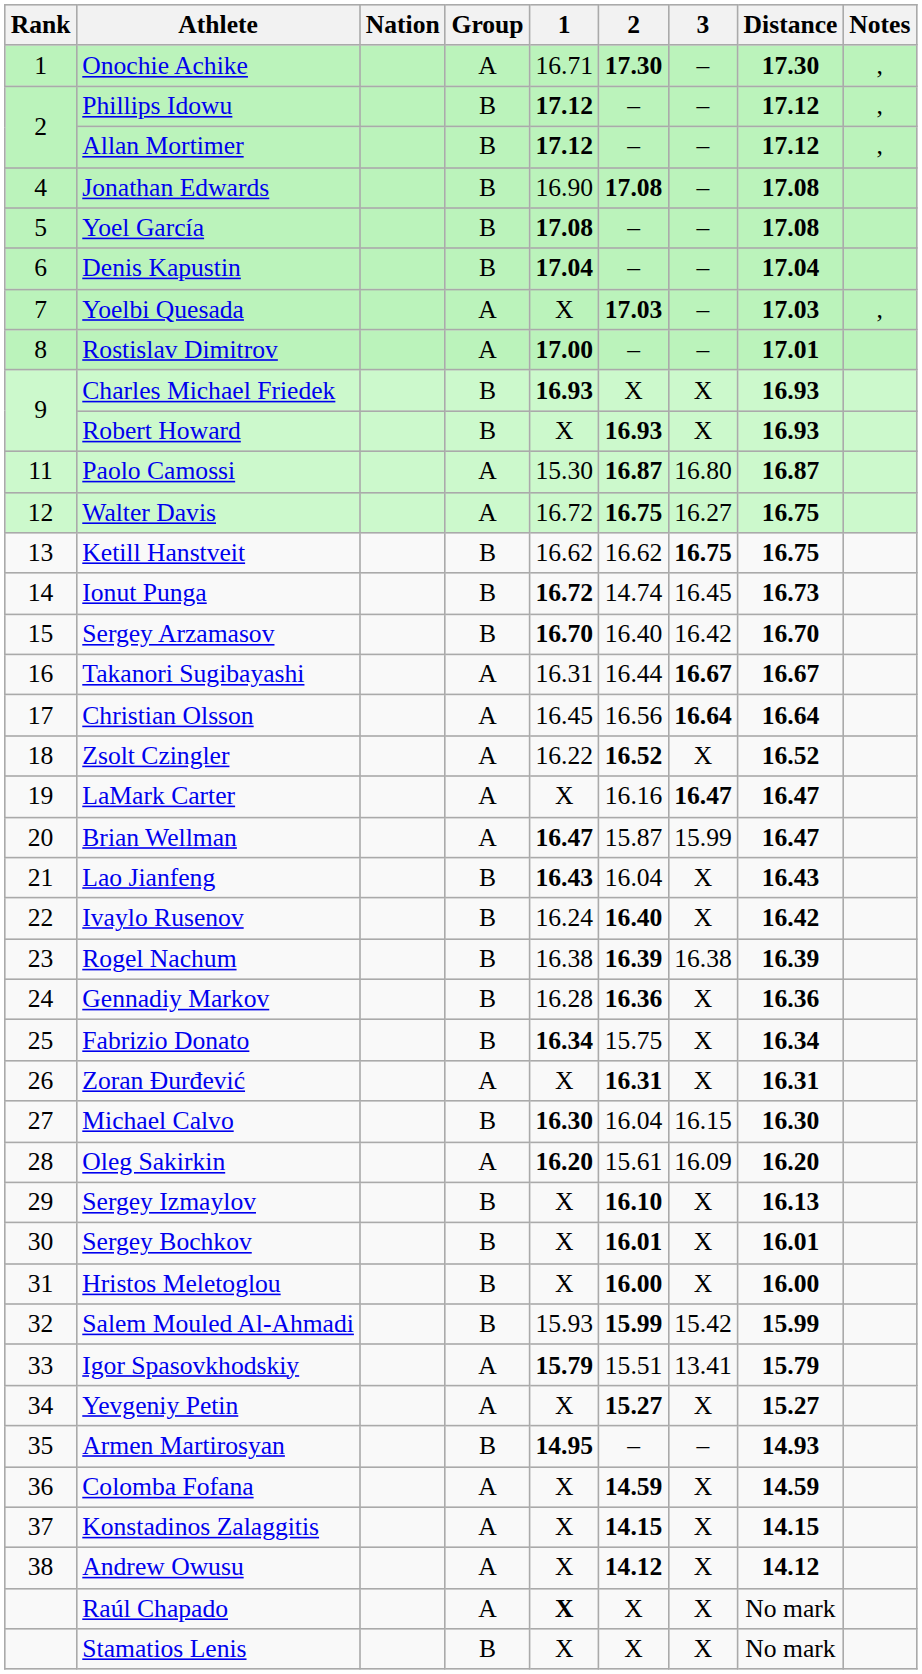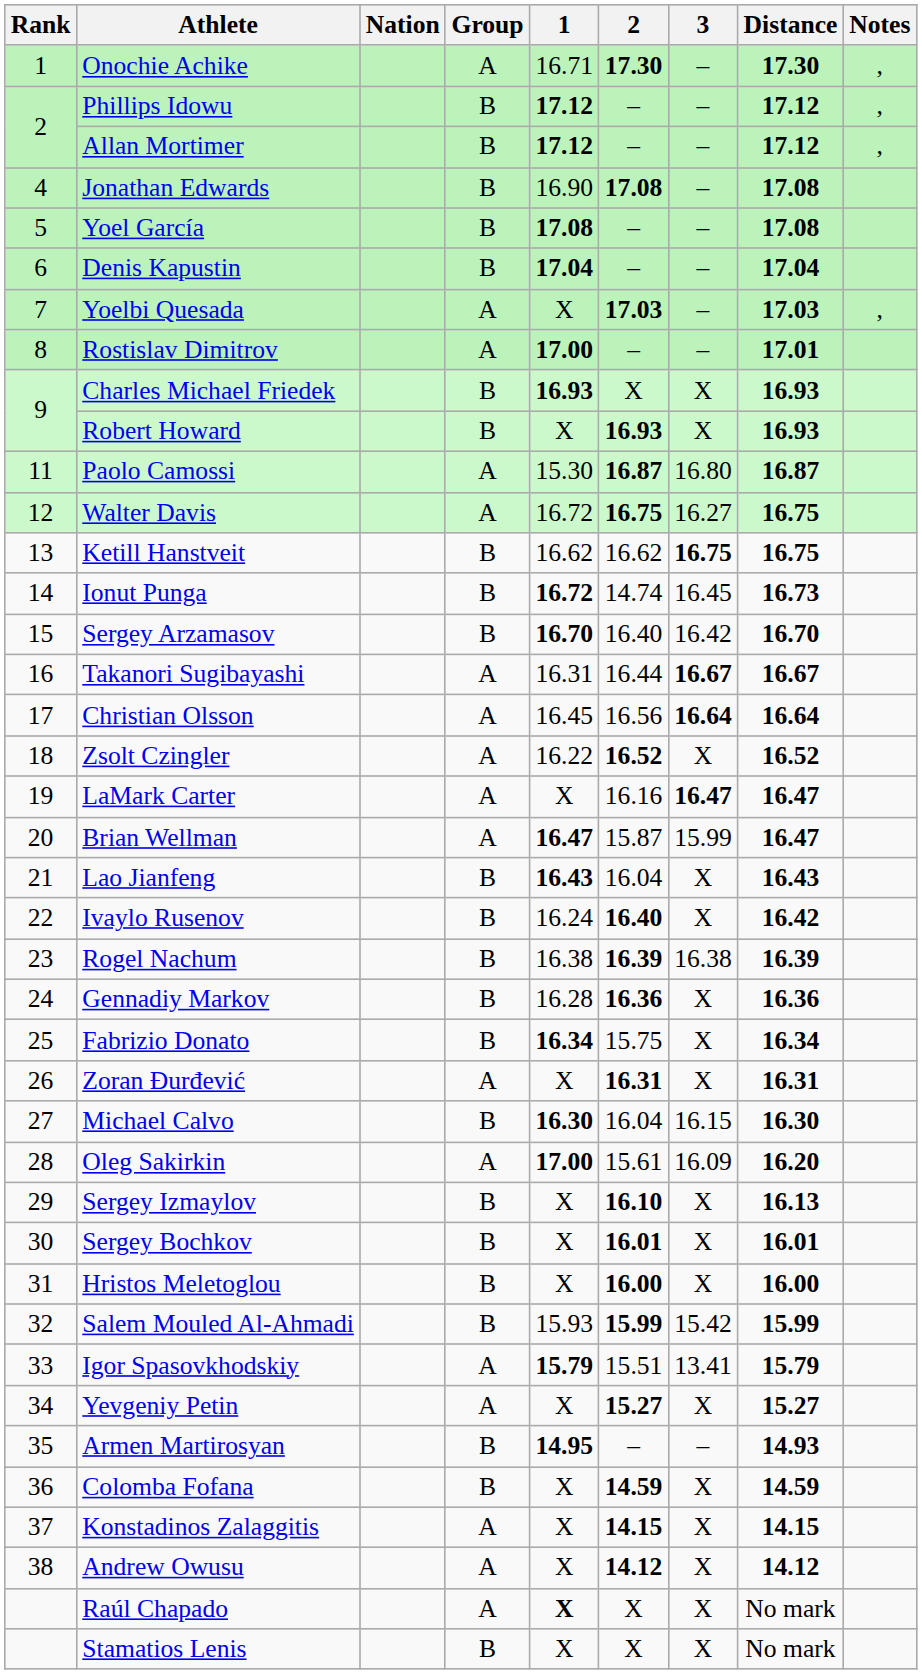(564, 1161) 16.20 -> (564, 1161) 17.00
(488, 1486) A -> (488, 1486) B
